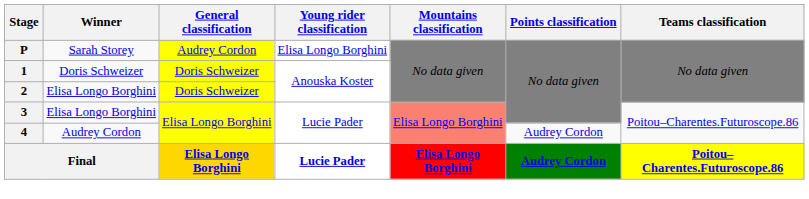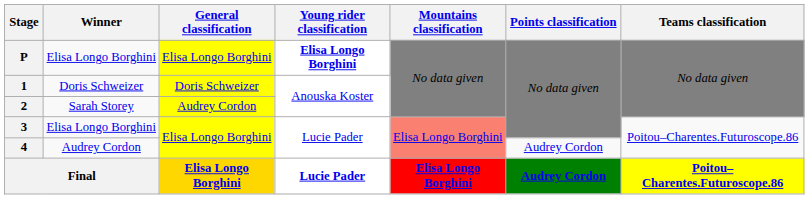(101, 50) Sarah Storey -> (101, 57) Elisa Longo Borghini
(217, 50) Audrey Cordon -> (217, 57) Elisa Longo Borghini
(332, 50) normal -> (332, 57) bold
(101, 91) Elisa Longo Borghini -> (101, 106) Sarah Storey
(217, 91) Doris Schweizer -> (217, 106) Audrey Cordon
